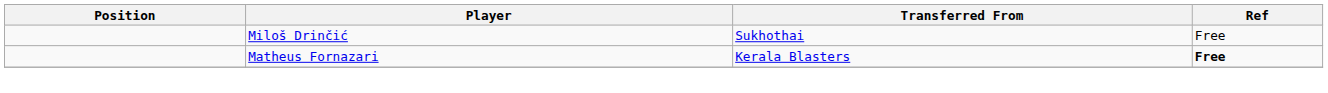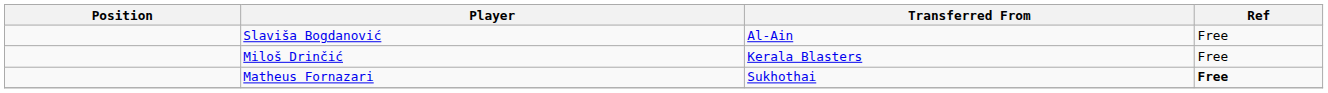+ row: (312, 36)
(770, 36) Sukhothai -> (805, 56) Kerala Blasters
(793, 56) Kerala Blasters -> (782, 77) Sukhothai
